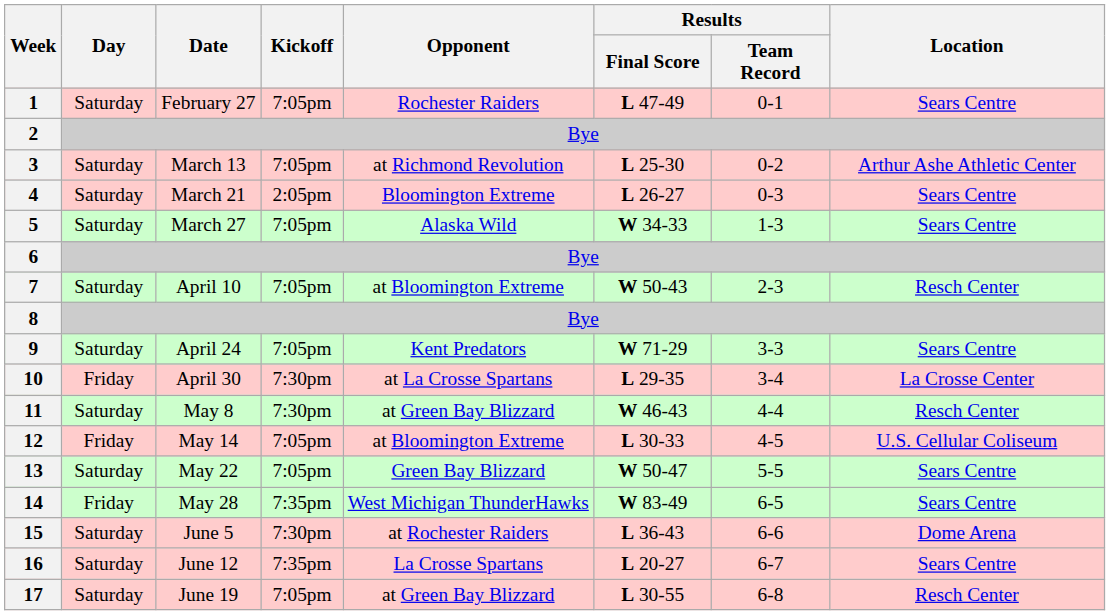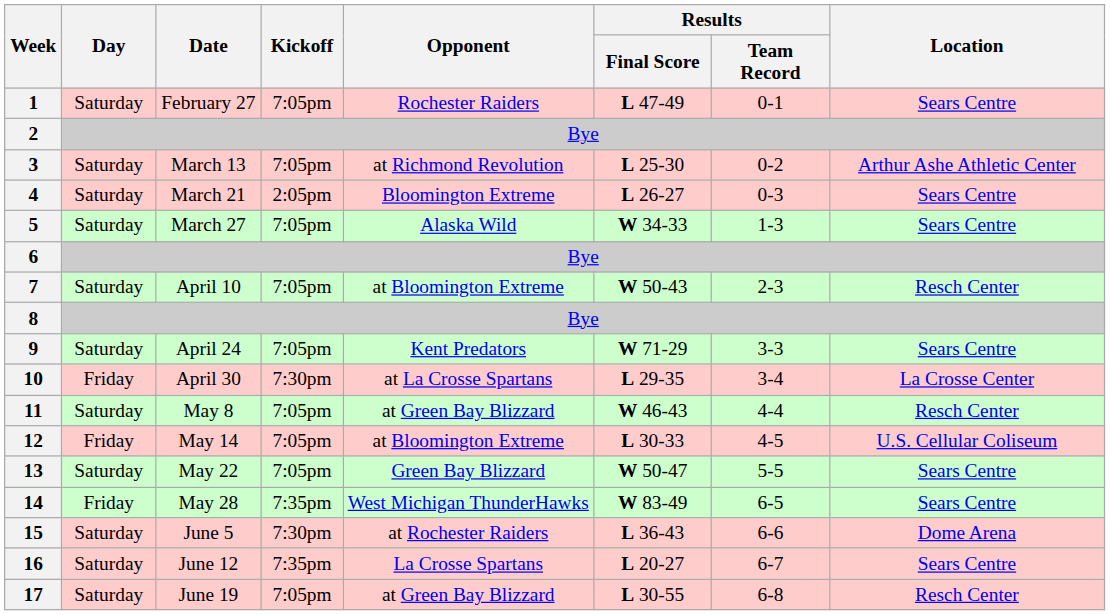(302, 410) 7:30pm -> (302, 410) 7:05pm
